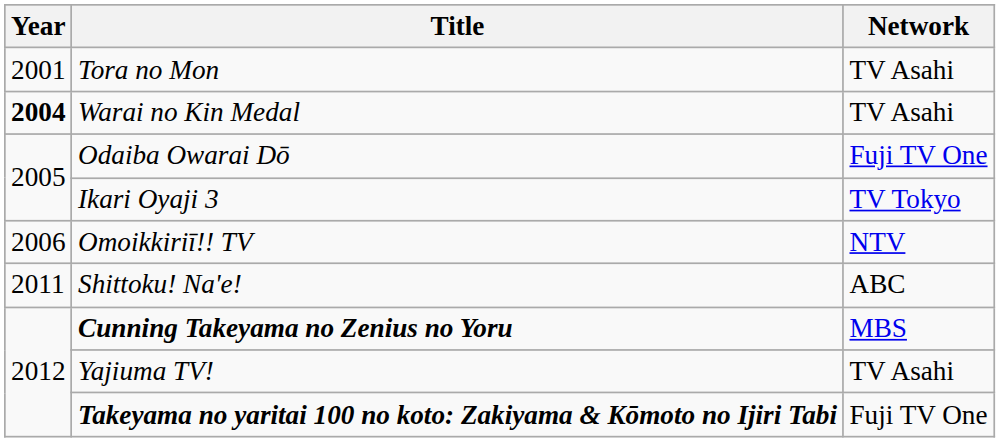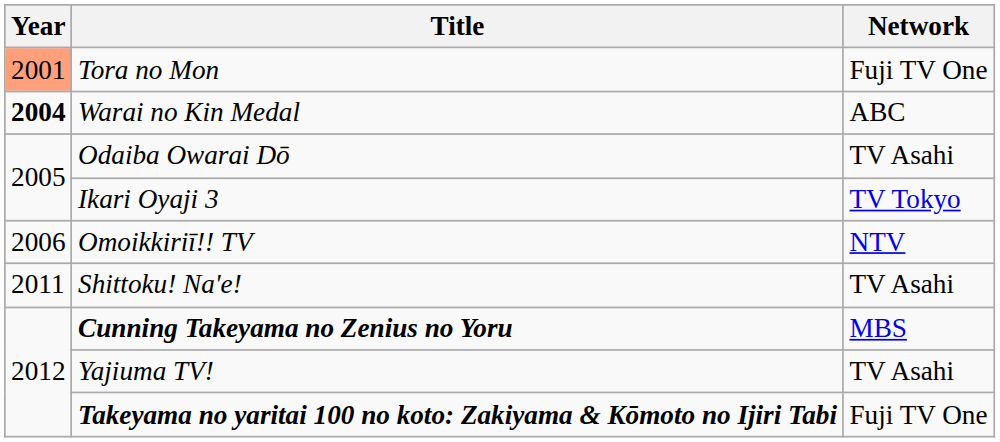(38, 69) no background -> (38, 69) lightsalmon background
(902, 69) TV Asahi -> (919, 69) Fuji TV One
(902, 112) TV Asahi -> (877, 112) ABC
(919, 155) Fuji TV One -> (902, 155) TV Asahi
(877, 284) ABC -> (902, 284) TV Asahi
